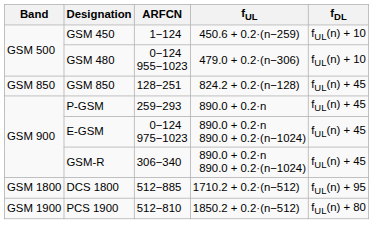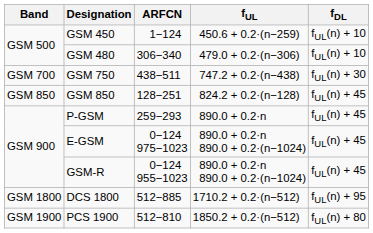(162, 60) 0−124 955−1023 -> (159, 55) 306−340
+ row: (91, 75)
(159, 162) 306−340 -> (162, 172) 0−124 955−1023
